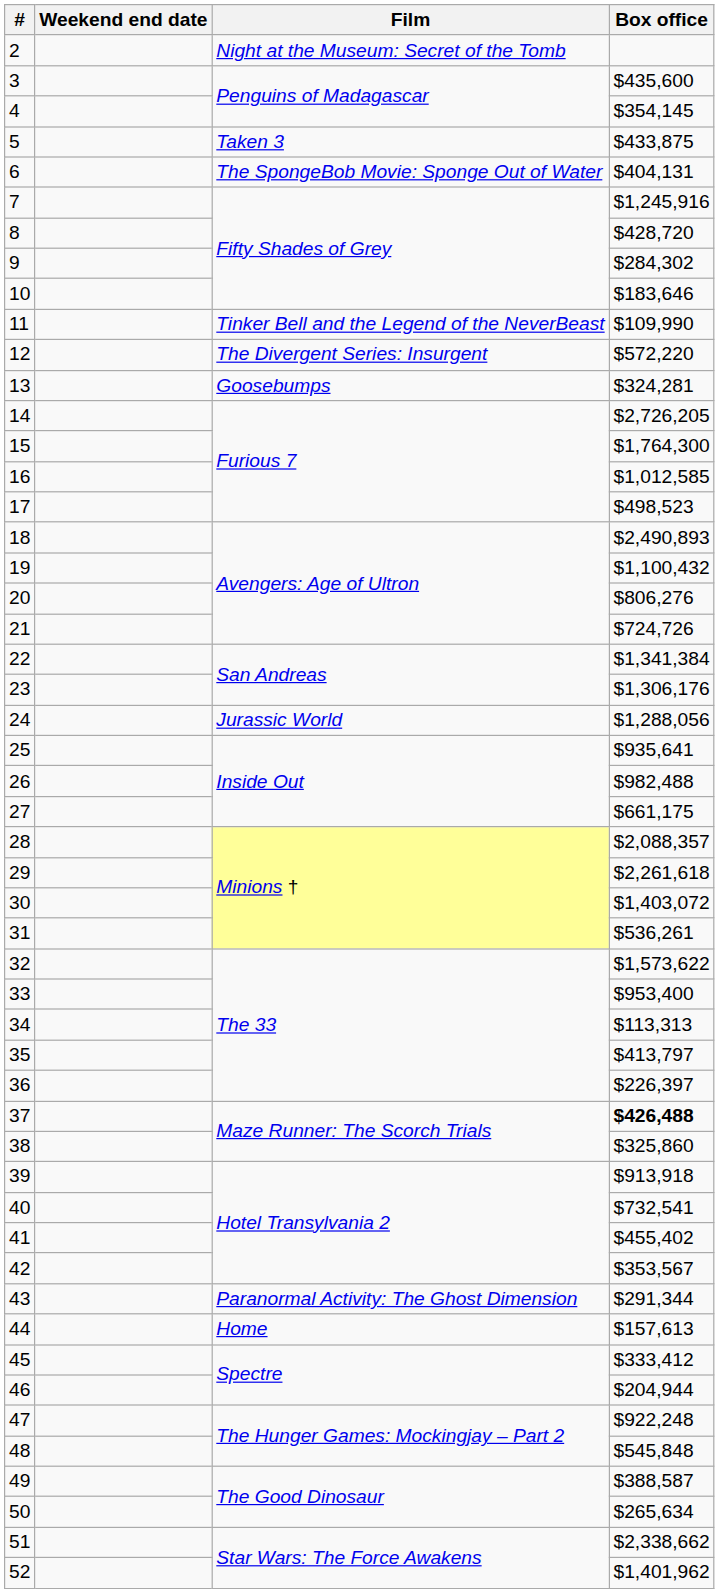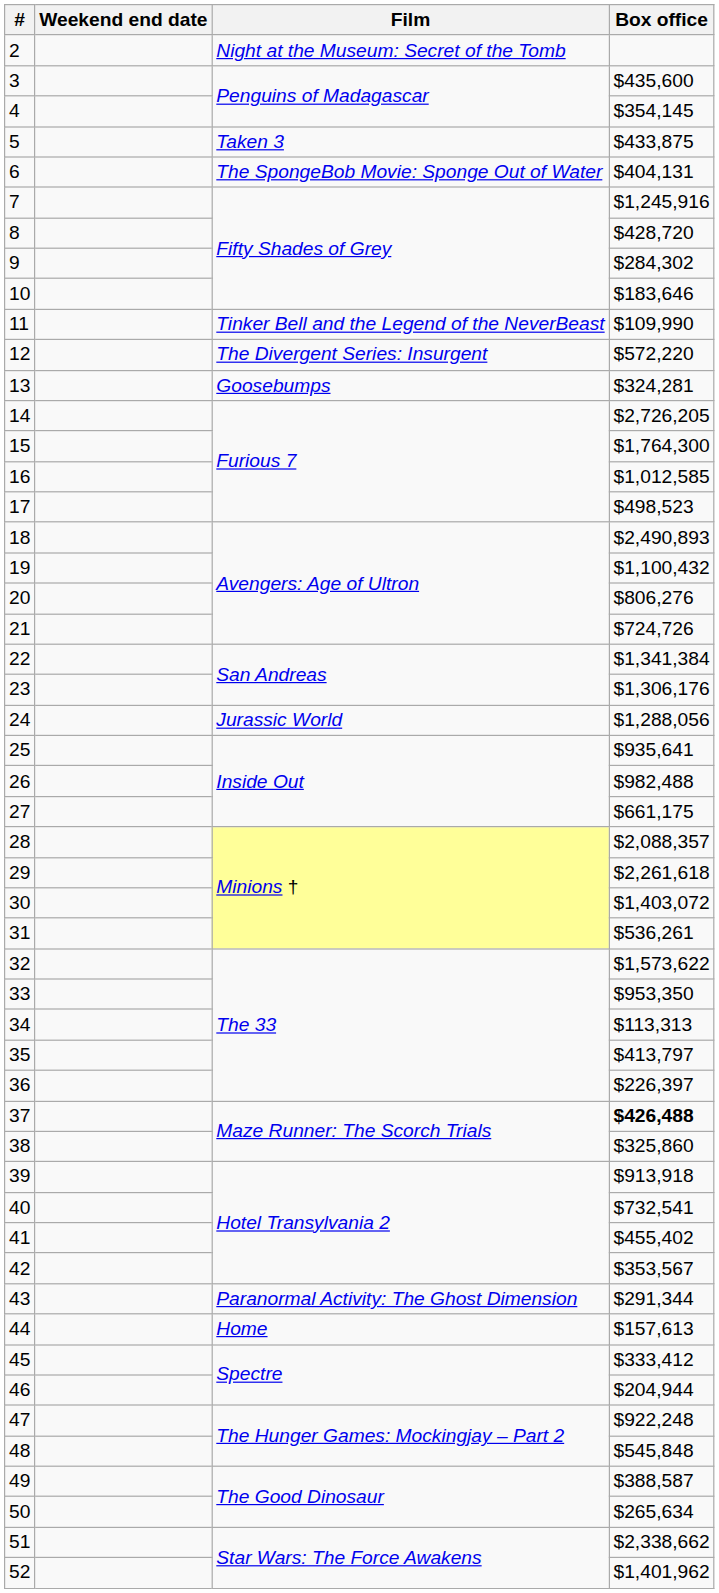(654, 994) $953,400 -> (654, 994) $953,350
